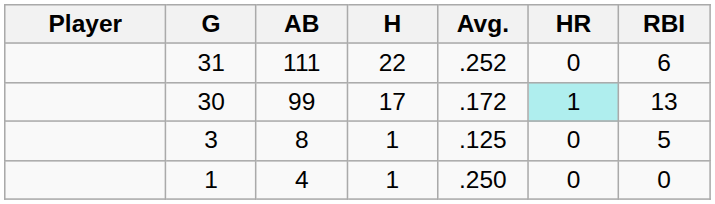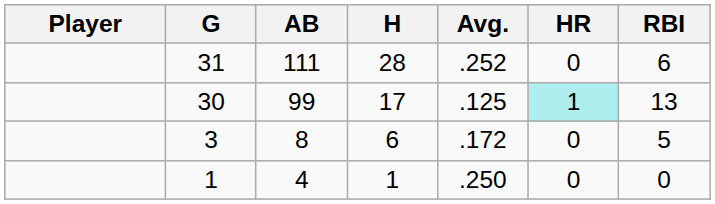(392, 62) 22 -> (392, 62) 28
(483, 101) .172 -> (483, 101) .125
(392, 140) 1 -> (392, 140) 6
(483, 140) .125 -> (483, 140) .172
